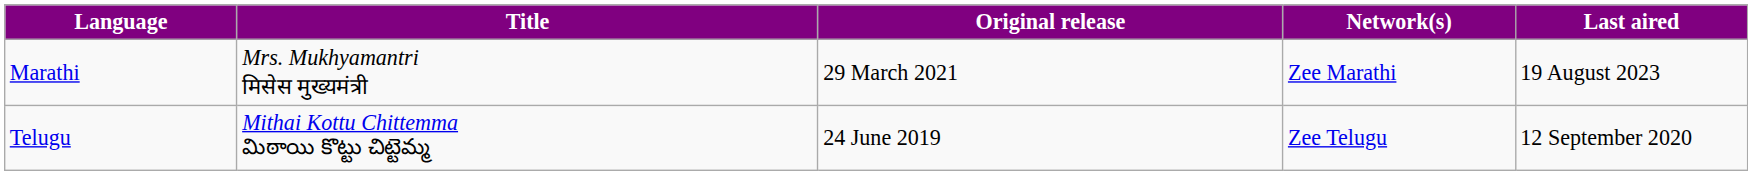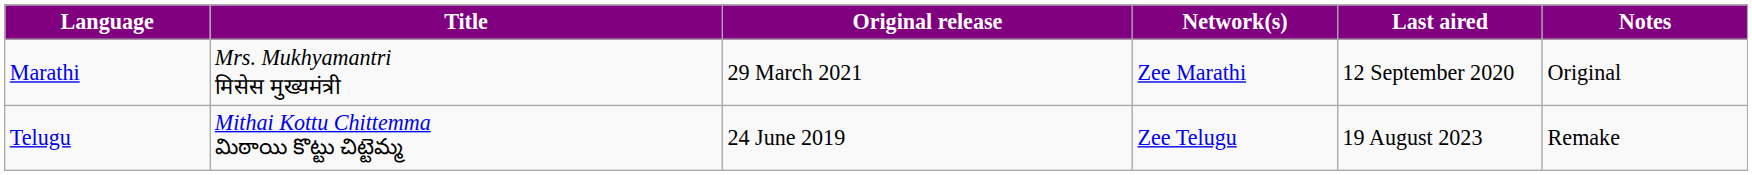+ column: (1645, 22)
(1590, 72) 19 August 2023 -> (1428, 72) 12 September 2020
(1606, 137) 12 September 2020 -> (1413, 137) 19 August 2023
